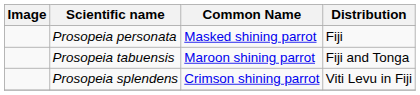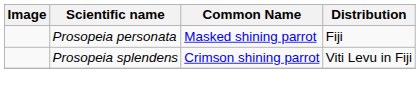- row: (113, 57)
